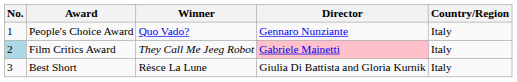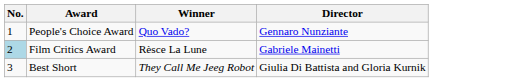- column: (470, 13)
(196, 49) They Call Me Jeeg Robot -> (173, 49) Rèsce La Lune
(300, 49) pink background -> (300, 49) no background
(173, 67) Rèsce La Lune -> (196, 67) They Call Me Jeeg Robot
